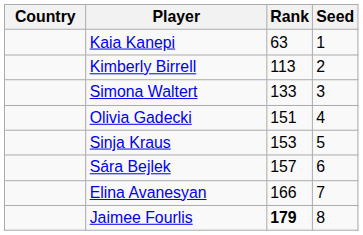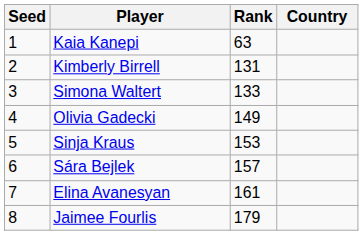columns swapped: (45, 17) <-> (335, 17)
(283, 67) 113 -> (247, 67) 131
(283, 117) 151 -> (247, 117) 149
(283, 192) 166 -> (247, 192) 161
(283, 218) bold -> (247, 218) normal
